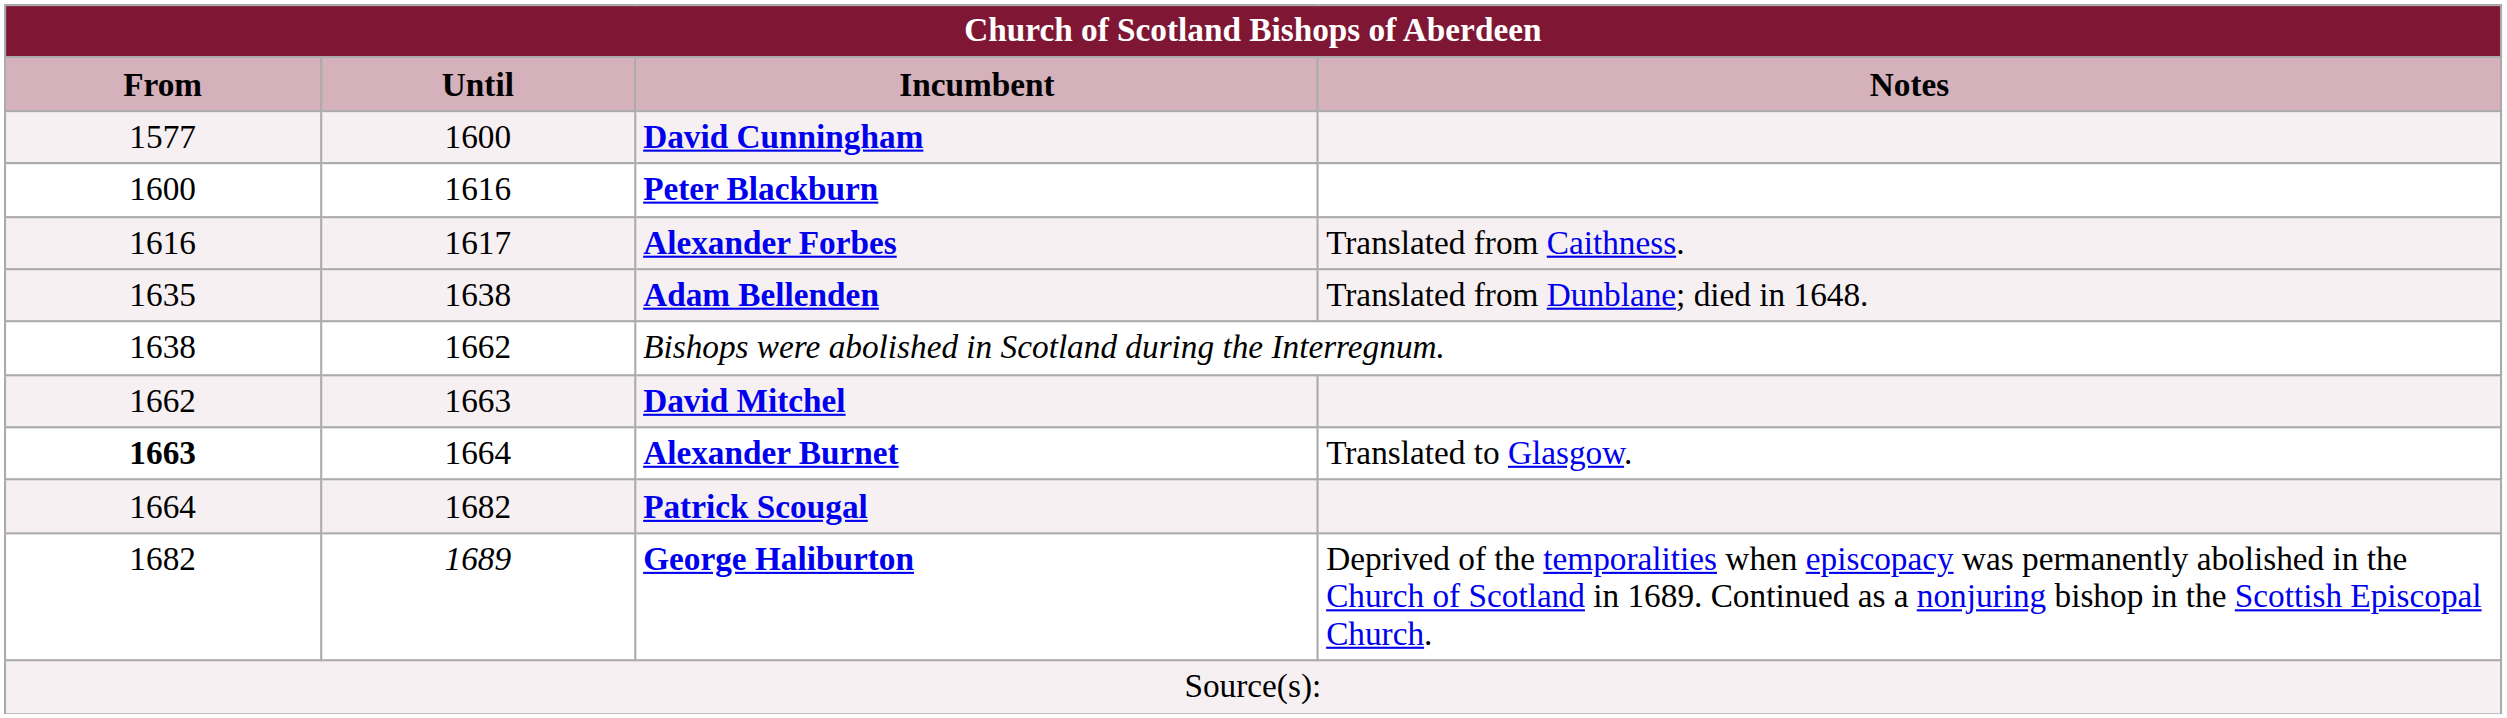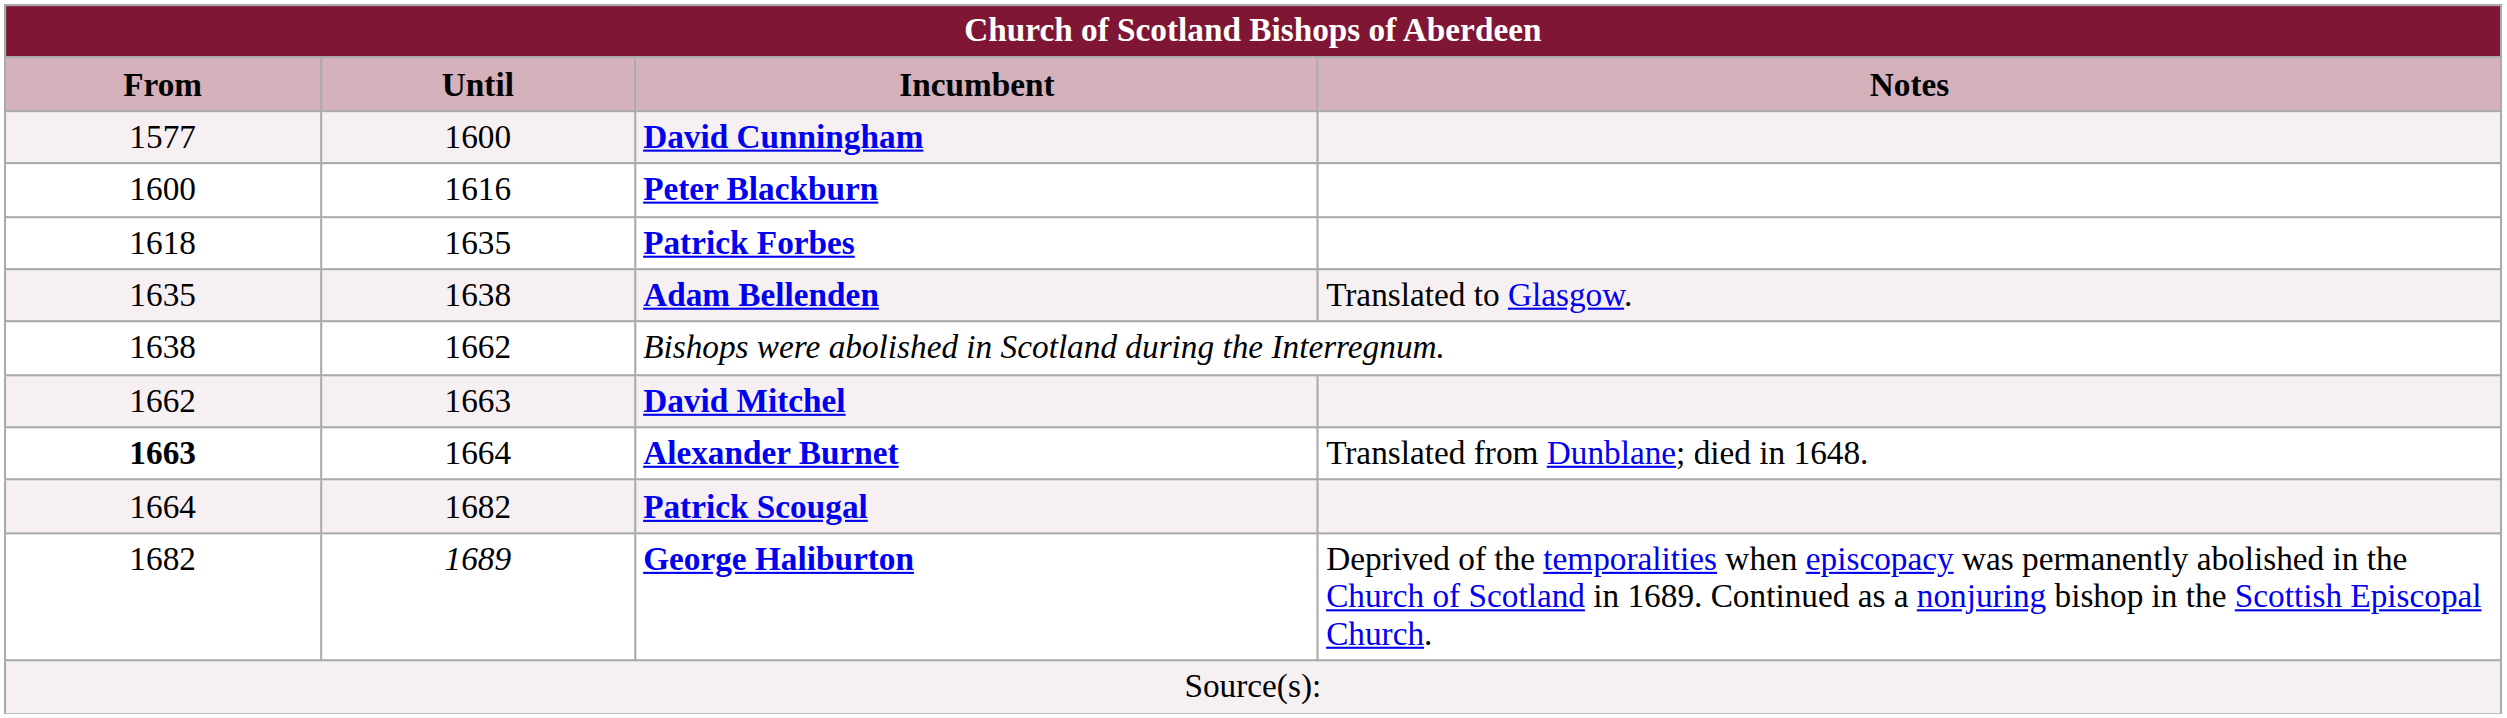- row: (770, 242)
+ row: (749, 242)
(1597, 294) Translated from Dunblane; died in 1648. -> (1479, 294) Translated to Glasgow.
(1479, 453) Translated to Glasgow. -> (1597, 453) Translated from Dunblane; died in 1648.
